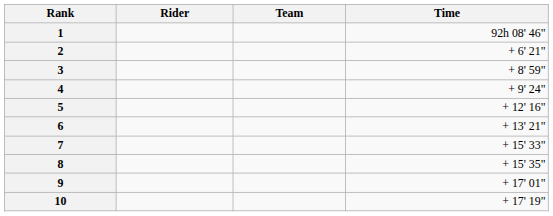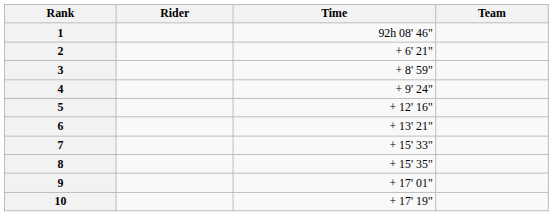columns swapped: (289, 13) <-> (447, 13)
